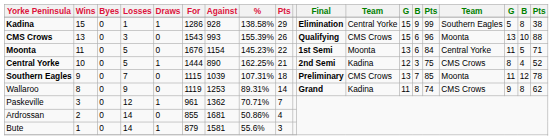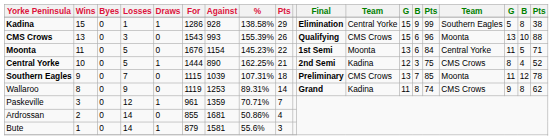(216, 102) 1362 -> (216, 102) 1359
